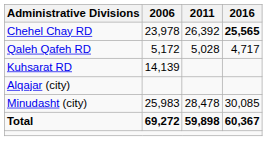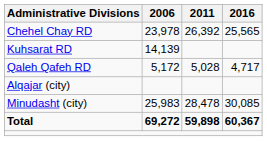(242, 31) bold -> (242, 31) normal
rows swapped: (39, 67) <-> (49, 49)
